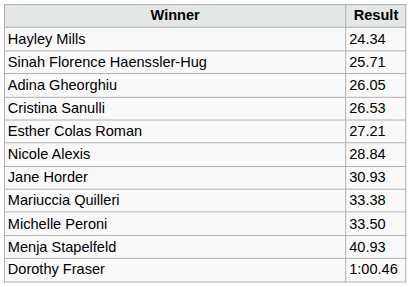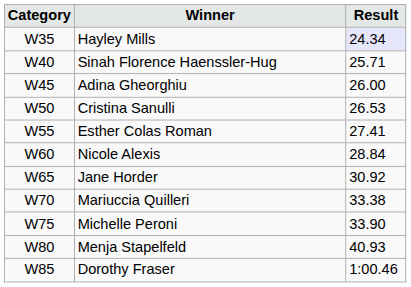+ column: (39, 16)
(367, 39) no background -> (367, 39) lavender background
(367, 85) 26.05 -> (367, 85) 26.00
(367, 131) 27.21 -> (367, 131) 27.41
(367, 177) 30.93 -> (367, 177) 30.92
(367, 223) 33.50 -> (367, 223) 33.90
